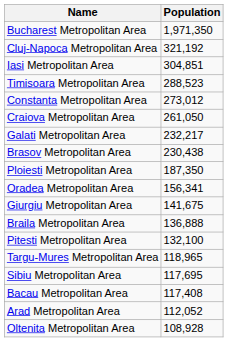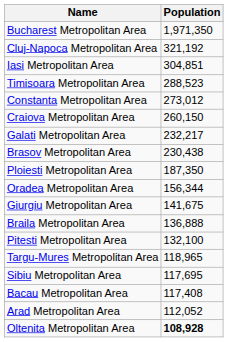(184, 118) 261,050 -> (184, 118) 260,150
(184, 188) 156,341 -> (184, 188) 156,344
(184, 328) normal -> (184, 328) bold
